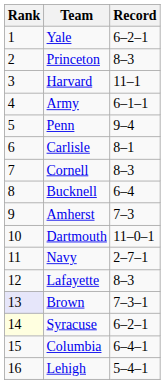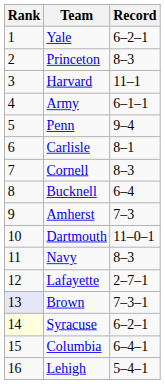(131, 258) 2–7–1 -> (124, 258) 8–3
(124, 280) 8–3 -> (131, 280) 2–7–1
